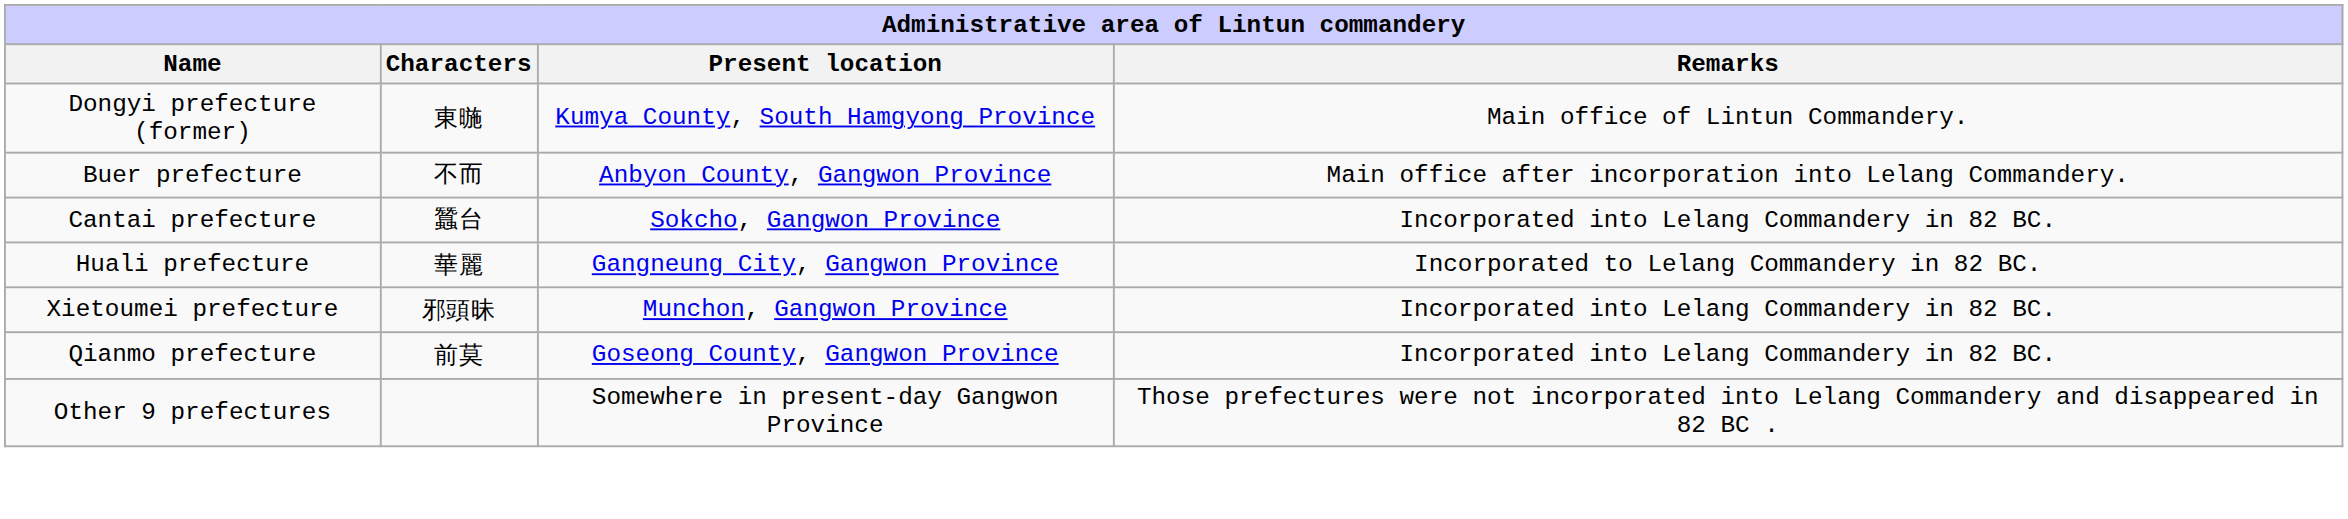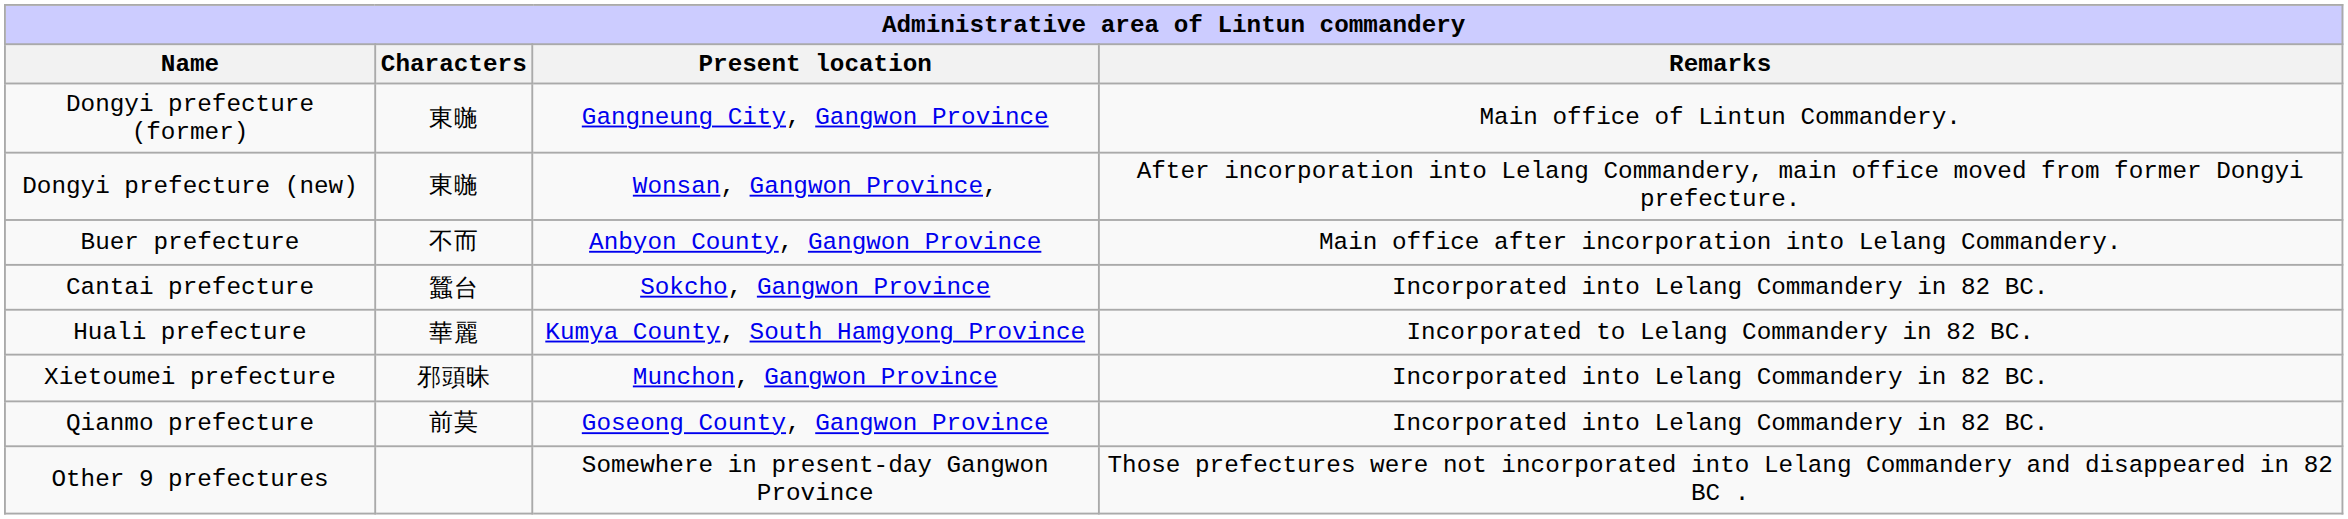(825, 118) Kumya County, South Hamgyong Province -> (815, 118) Gangneung City, Gangwon Province
+ row: (190, 186)
(825, 265) Gangneung City, Gangwon Province -> (815, 333) Kumya County, South Hamgyong Province
